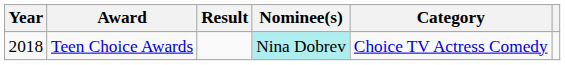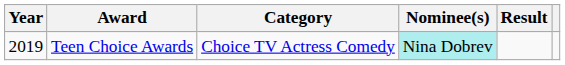columns swapped: (451, 18) <-> (225, 18)
(26, 45) 2018 -> (26, 45) 2019
